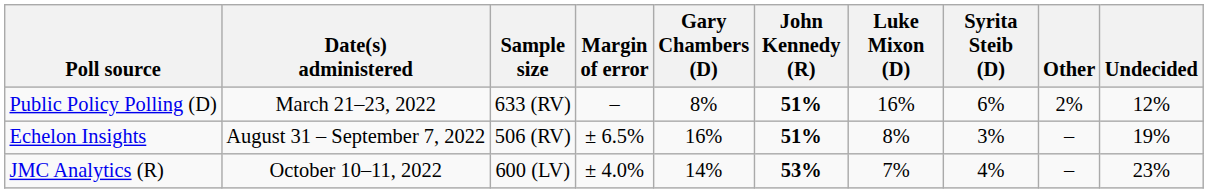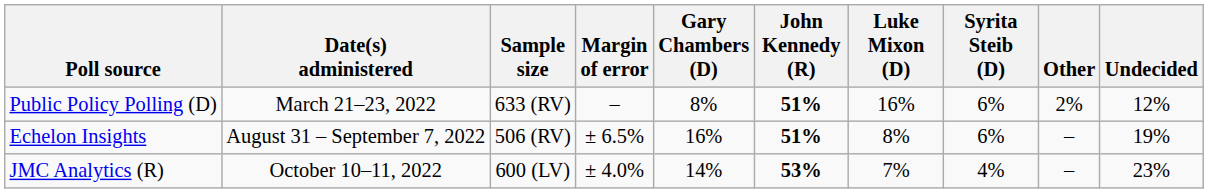(991, 137) 3% -> (991, 137) 6%
